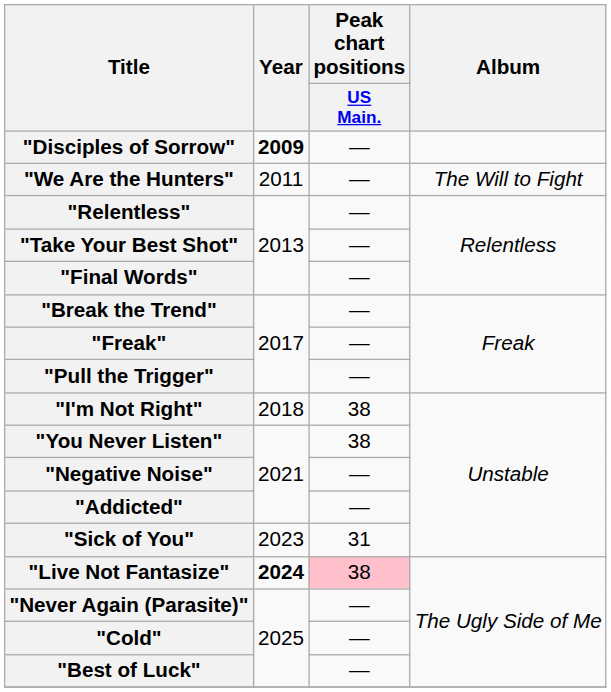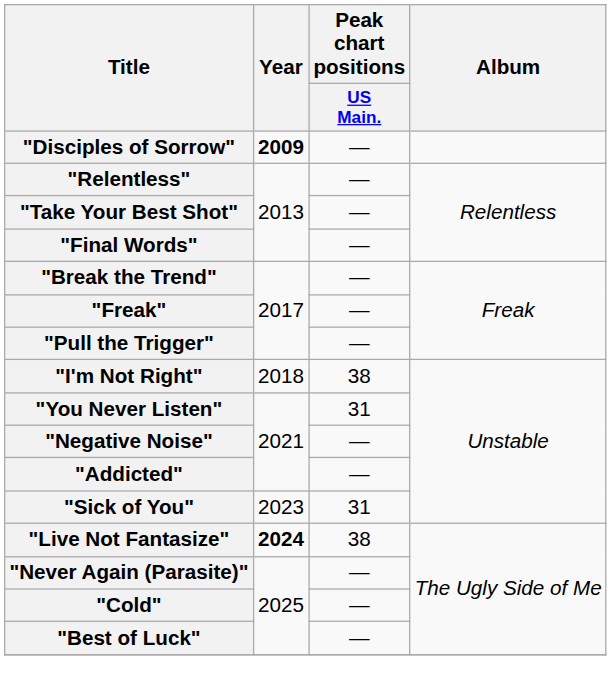- row: (129, 179)
(359, 441) 38 -> (359, 408) 31
(359, 572) pink background -> (359, 539) no background
